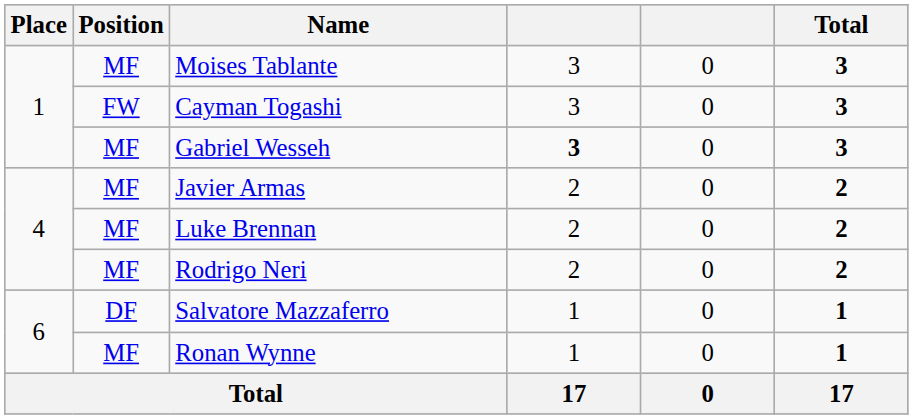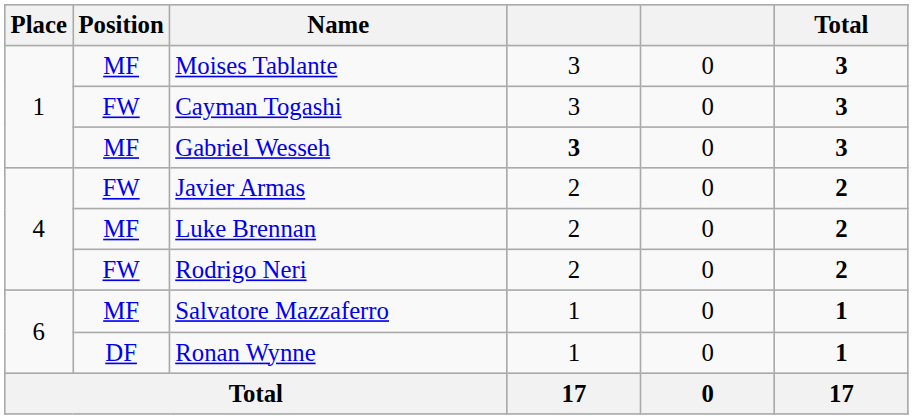(121, 188) MF -> (121, 188) FW
(121, 270) MF -> (121, 270) FW
(121, 311) DF -> (121, 311) MF
(121, 351) MF -> (121, 351) DF
